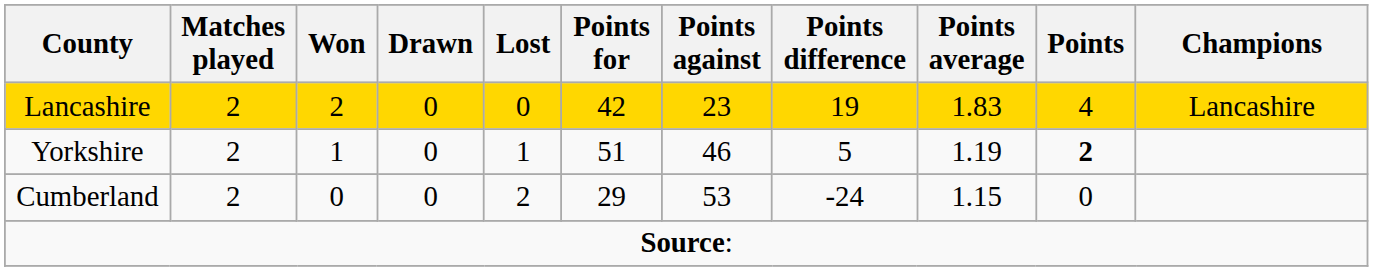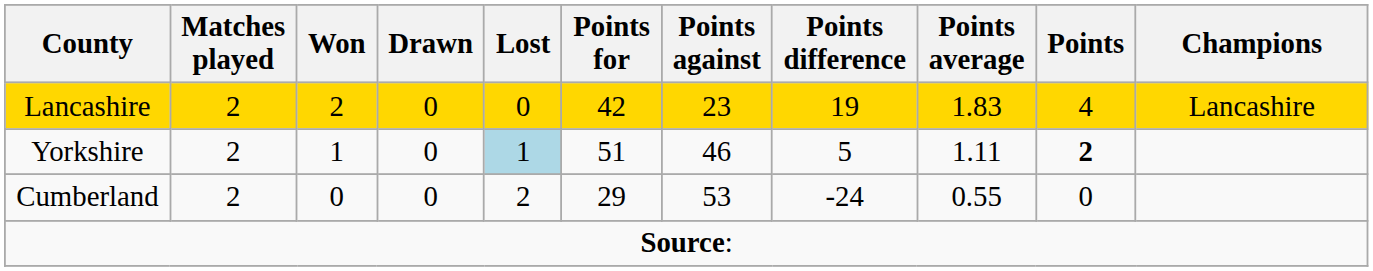(523, 151) no background -> (523, 151) lightblue background
(977, 151) 1.19 -> (977, 151) 1.11
(977, 196) 1.15 -> (977, 196) 0.55
